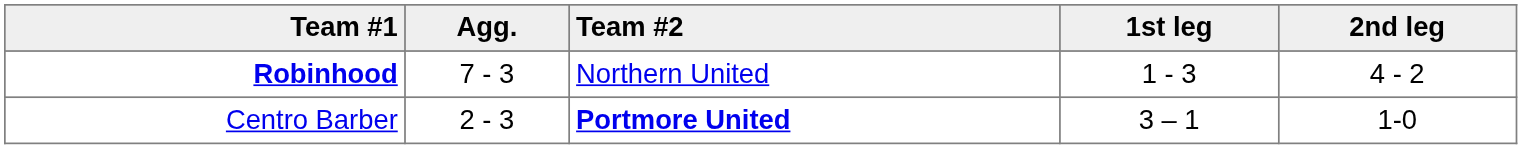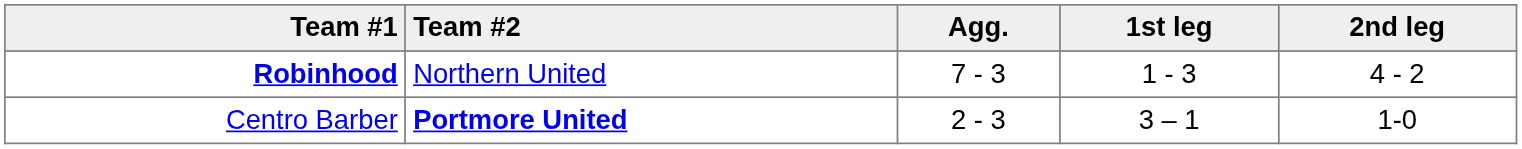columns swapped: (487, 27) <-> (630, 27)
